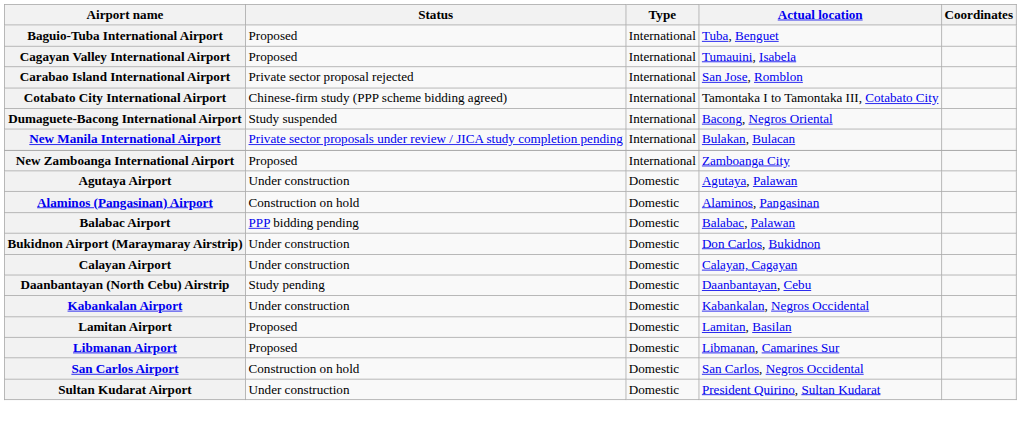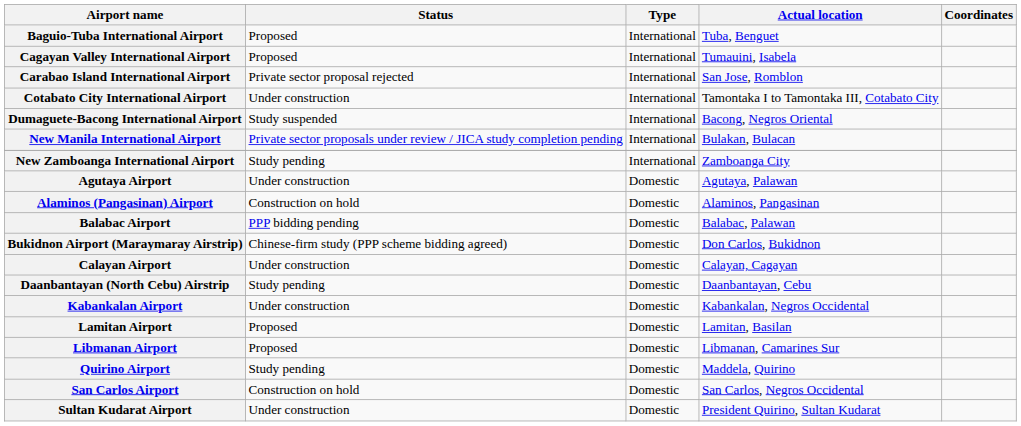(378, 98) Chinese-firm study (PPP scheme bidding agreed) -> (299, 98) Under construction
(273, 160) Proposed -> (287, 160) Study pending
(299, 243) Under construction -> (378, 243) Chinese-firm study (PPP scheme bidding agreed)
+ row: (125, 368)
